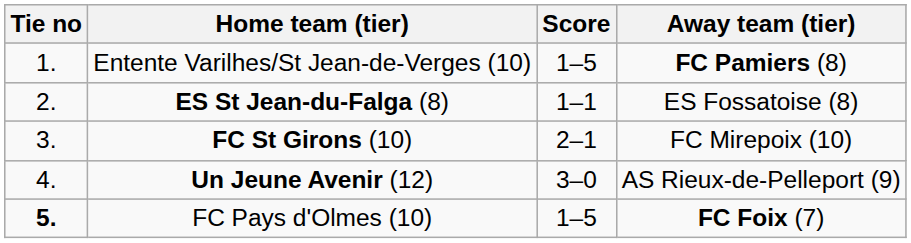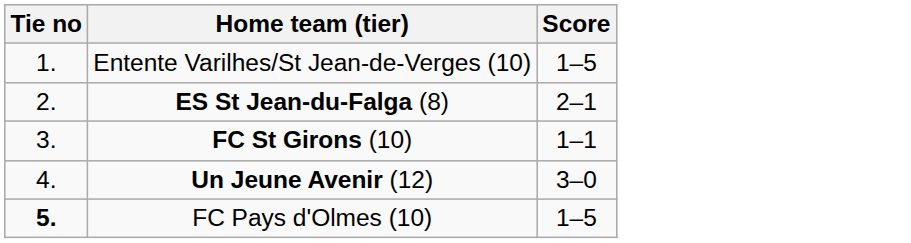- column: (761, 23)
(576, 101) 1–1 -> (576, 101) 2–1
(576, 140) 2–1 -> (576, 140) 1–1
